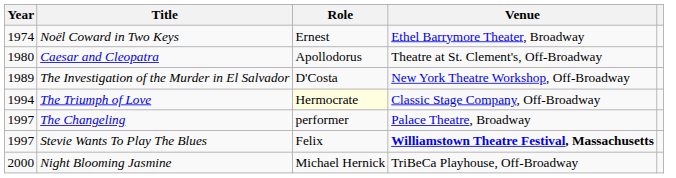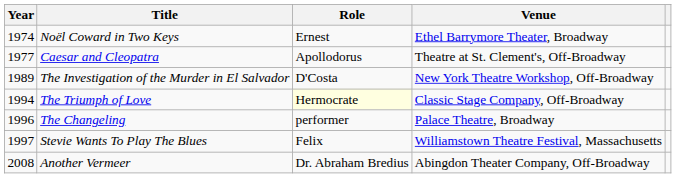(21, 57) 1980 -> (21, 57) 1977
(21, 120) 1997 -> (21, 120) 1996
(523, 141) bold -> (538, 141) normal
- row: (106, 162)
+ row: (85, 162)
